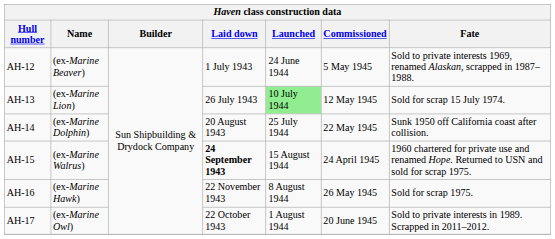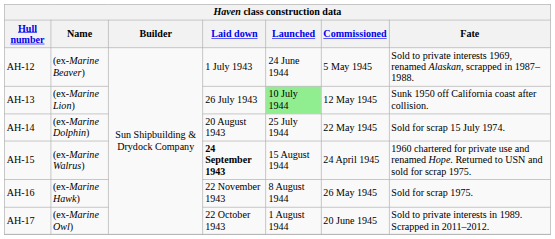(448, 100) Sold for scrap 15 July 1974. -> (464, 100) Sunk 1950 off California coast after collision.
(464, 127) Sunk 1950 off California coast after collision. -> (448, 127) Sold for scrap 15 July 1974.
